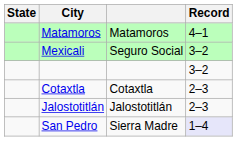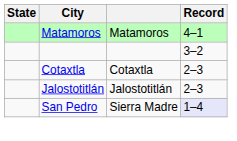- row: (63, 51)
